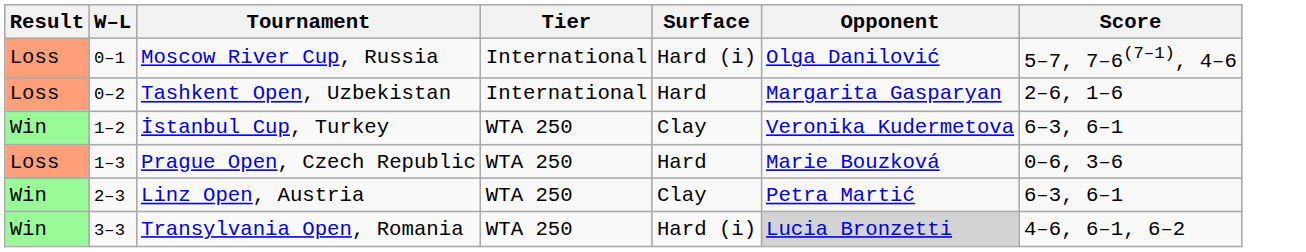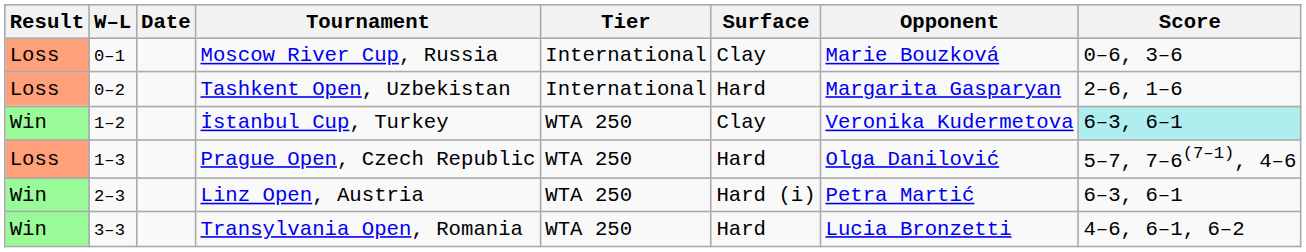+ column: (166, 22)
(707, 58) Hard (i) -> (741, 55) Clay
(853, 58) Olga Danilović -> (912, 55) Marie Bouzková
(1130, 58) 5–7, 7–6(7–1), 4–6 -> (1133, 55) 0–6, 3–6
(1074, 128) no background -> (1133, 123) paleturquoise background
(853, 162) Marie Bouzková -> (912, 159) Olga Danilović
(1074, 162) 0–6, 3–6 -> (1190, 159) 5–7, 7–6(7–1), 4–6
(682, 195) Clay -> (766, 195) Hard (i)
(707, 229) Hard (i) -> (741, 229) Hard
(859, 229) lightgrey background -> (919, 229) no background
